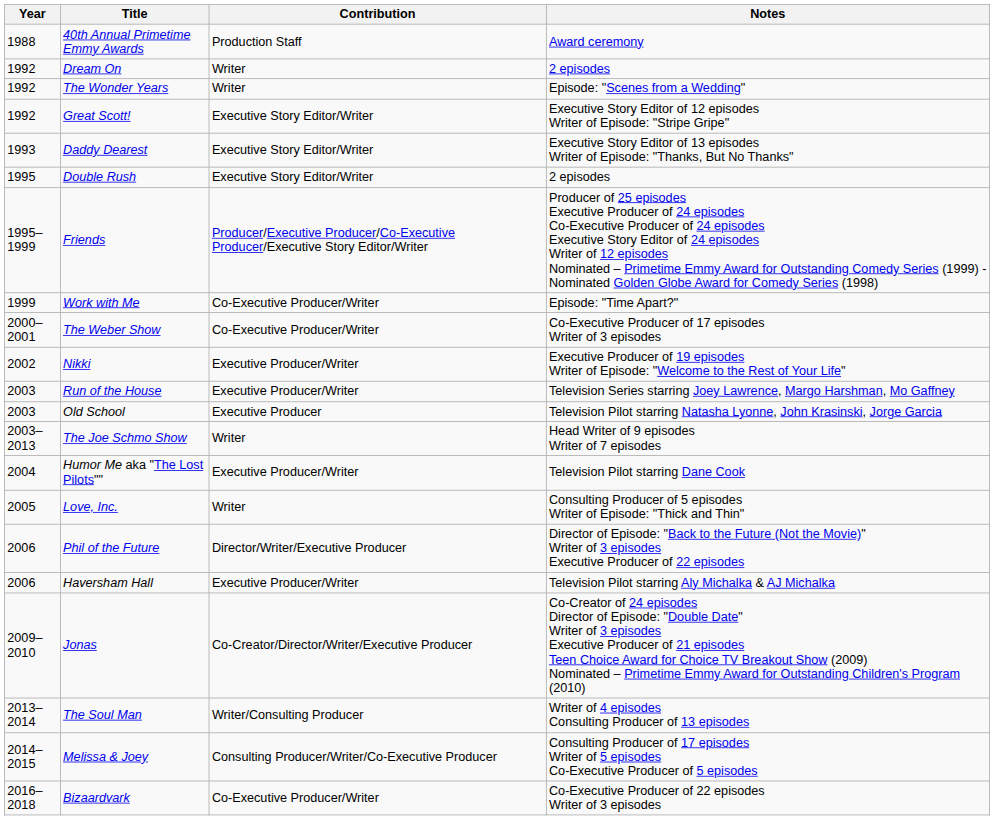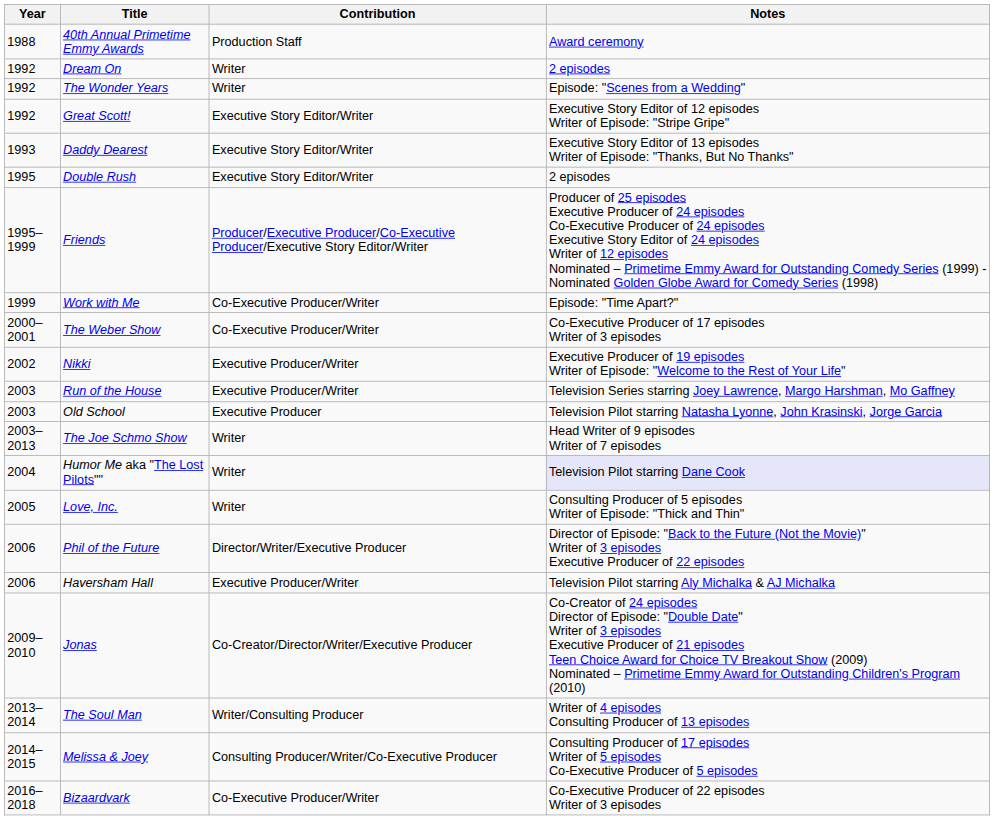(285, 472) Executive Producer/Writer -> (229, 472) Writer
(647, 472) no background -> (647, 472) lavender background
